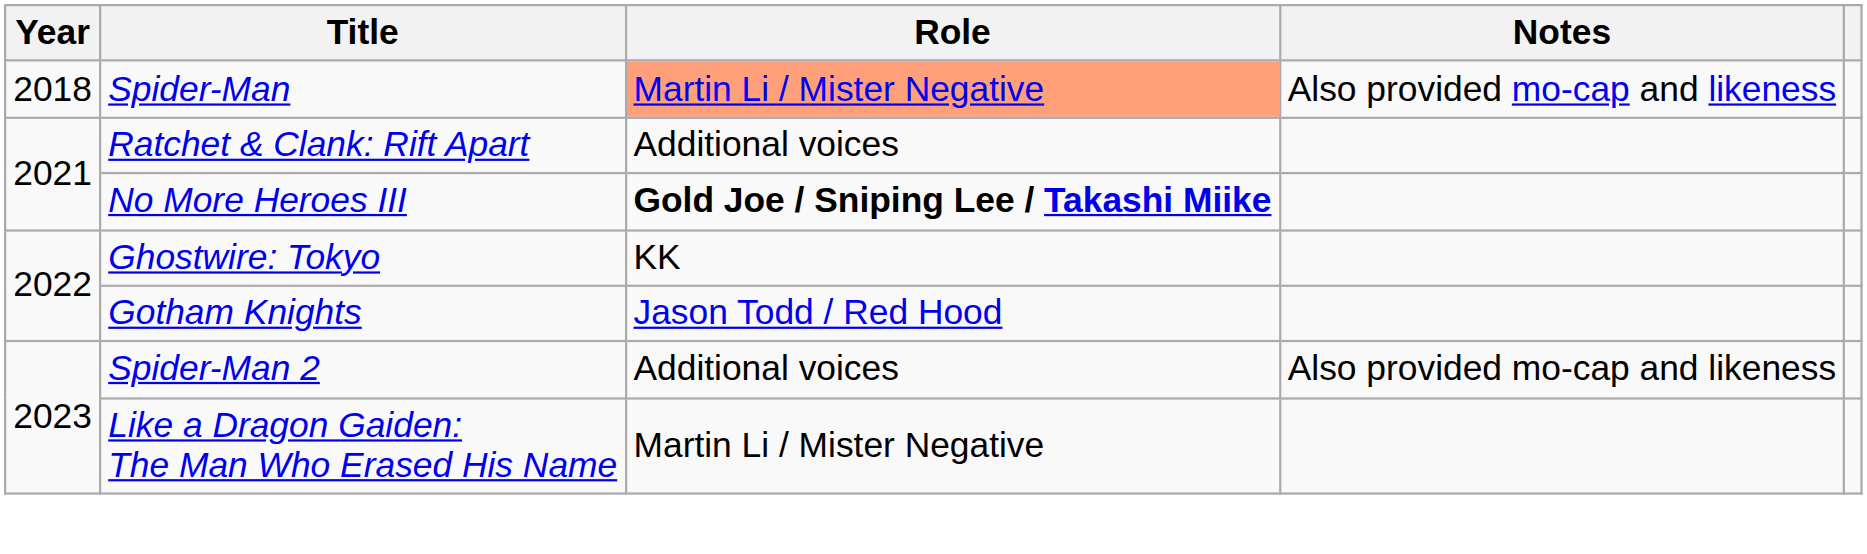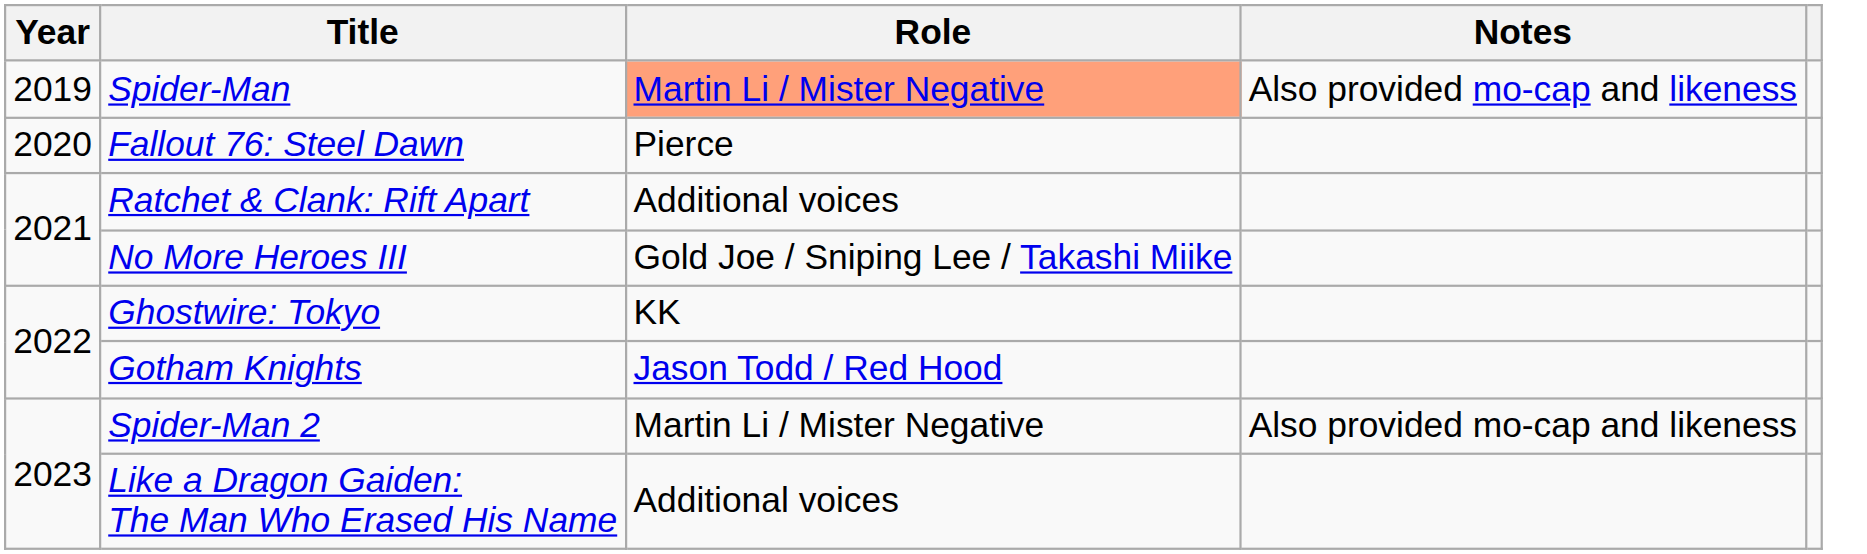(53, 88) 2018 -> (53, 88) 2019
+ row: (286, 144)
(952, 200) bold -> (933, 256) normal
(766, 369) Additional voices -> (839, 425) Martin Li / Mister Negative
(839, 444) Martin Li / Mister Negative -> (766, 501) Additional voices
